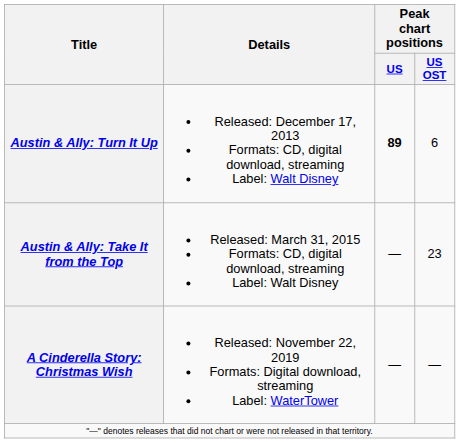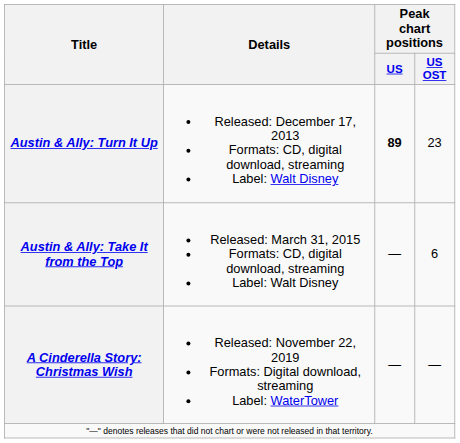(435, 143) 6 -> (435, 143) 23
(435, 254) 23 -> (435, 254) 6
